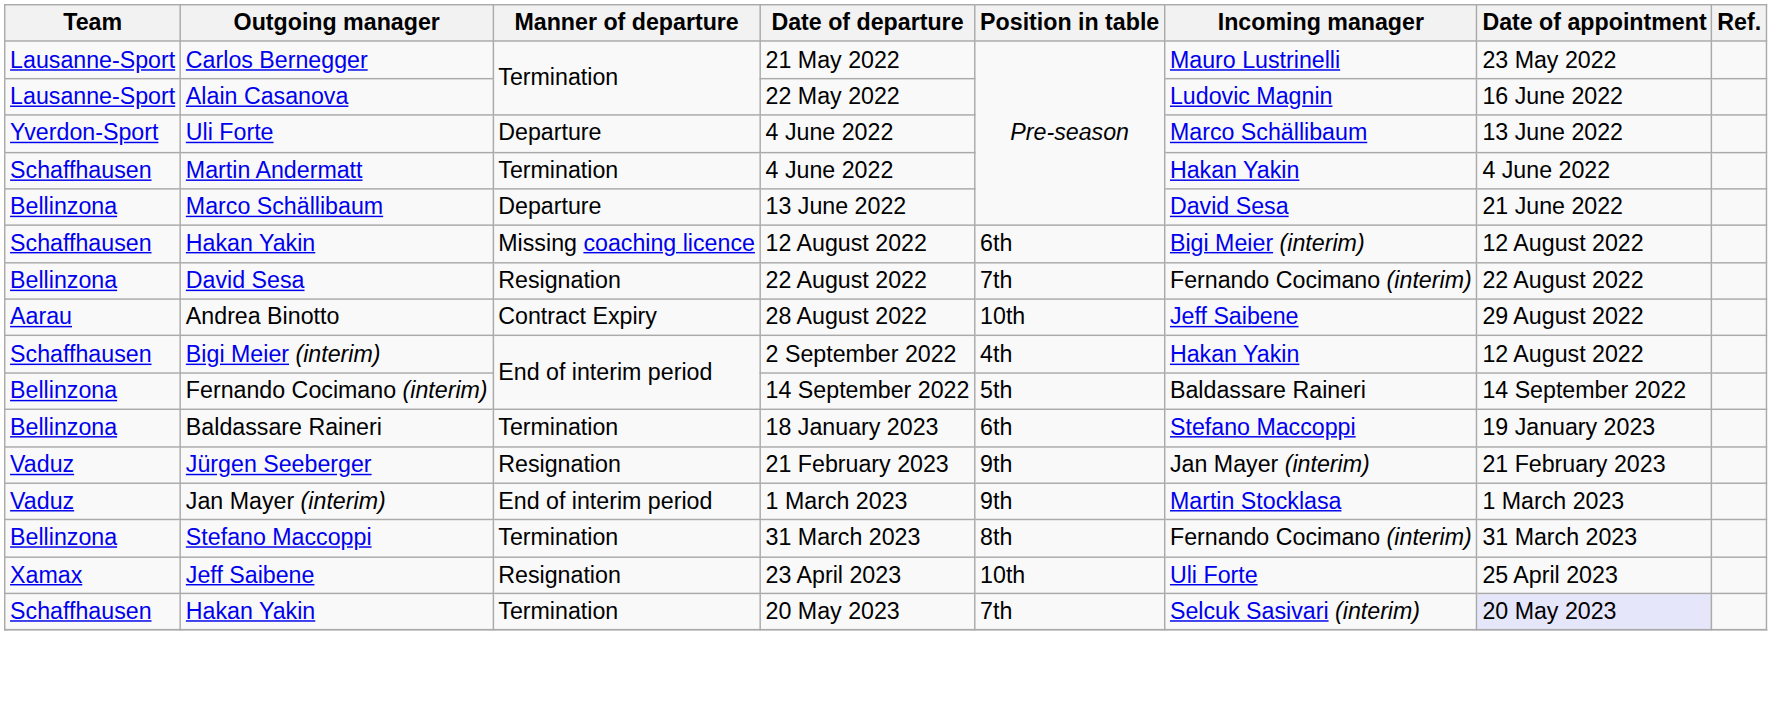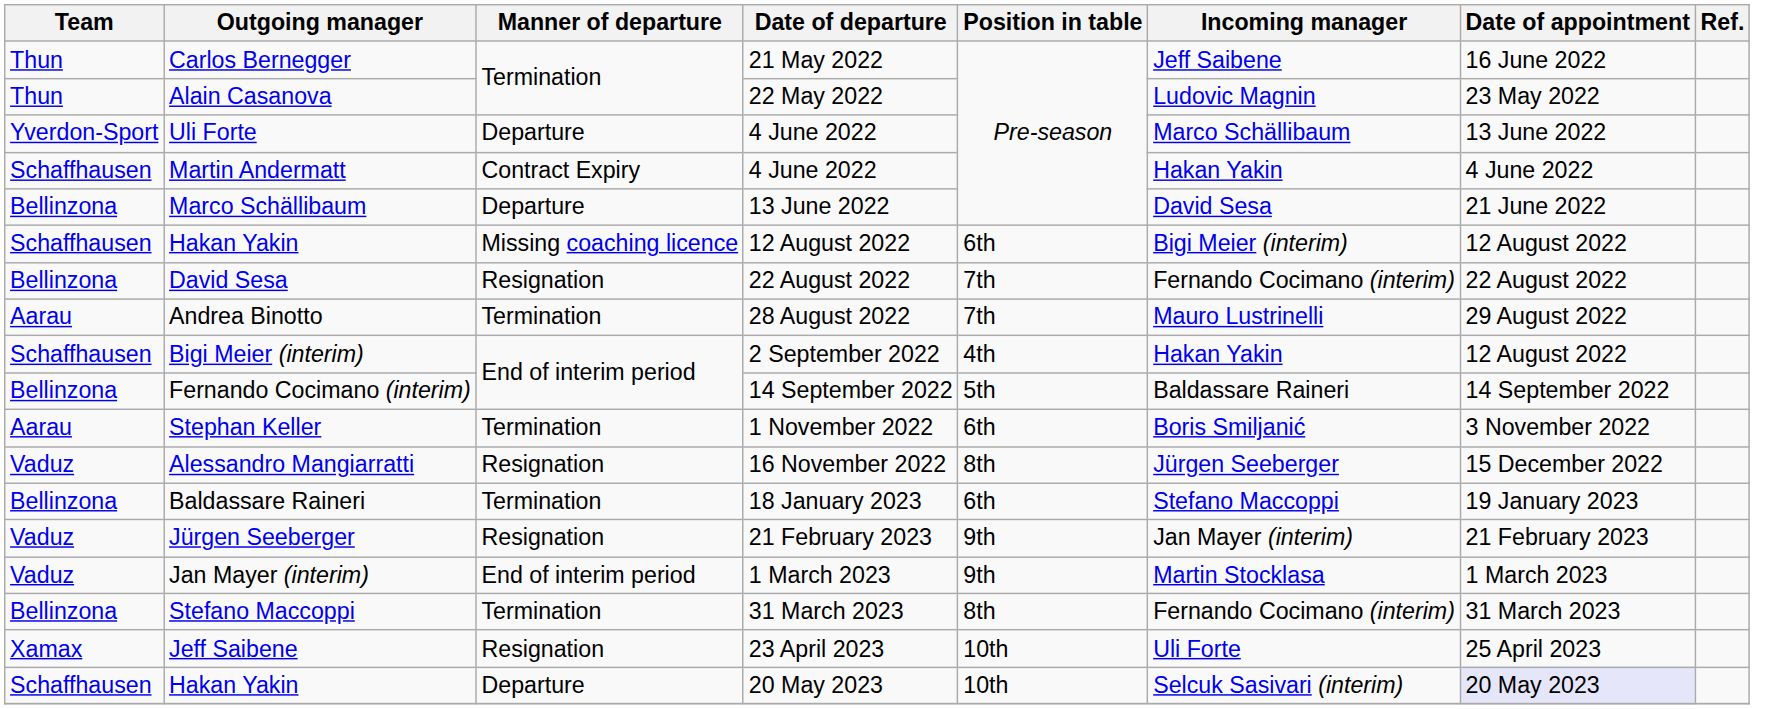(93, 59) Lausanne-Sport -> (37, 59) Thun
(1255, 59) Mauro Lustrinelli -> (1217, 59) Jeff Saibene
(1549, 59) 23 May 2022 -> (1536, 59) 16 June 2022
(93, 96) Lausanne-Sport -> (37, 96) Thun
(1553, 96) 16 June 2022 -> (1533, 96) 23 May 2022
(558, 170) Termination -> (561, 170) Contract Expiry
(578, 317) Contract Expiry -> (541, 317) Termination
(1003, 317) 10th -> (979, 317) 7th
(1234, 317) Jeff Saibene -> (1238, 317) Mauro Lustrinelli
+ row: (245, 427)
+ row: (292, 464)
(558, 611) Termination -> (533, 685) Departure
(996, 611) 7th -> (986, 685) 10th
